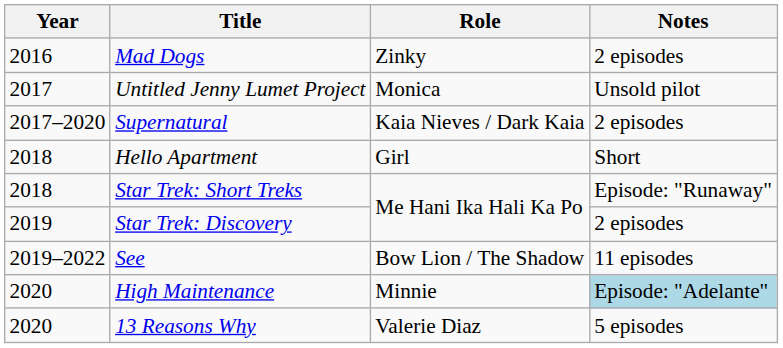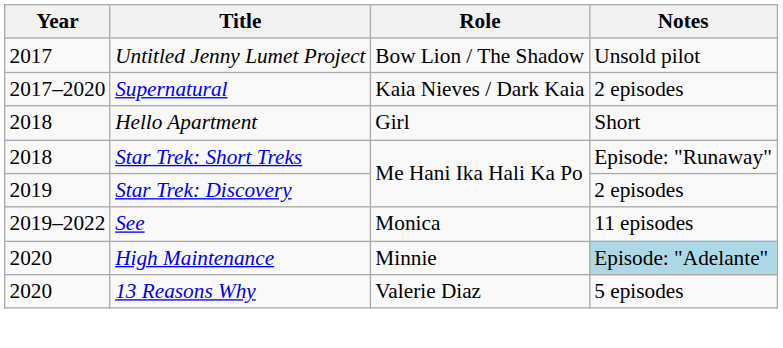- row: (160, 55)
(408, 88) Monica -> (480, 55) Bow Lion / The Shadow
(480, 257) Bow Lion / The Shadow -> (408, 223) Monica
